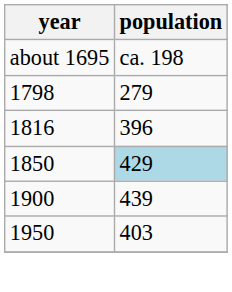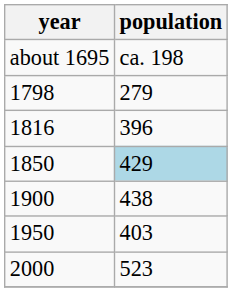(136, 198) 439 -> (136, 198) 438
+ row: (32, 269)
